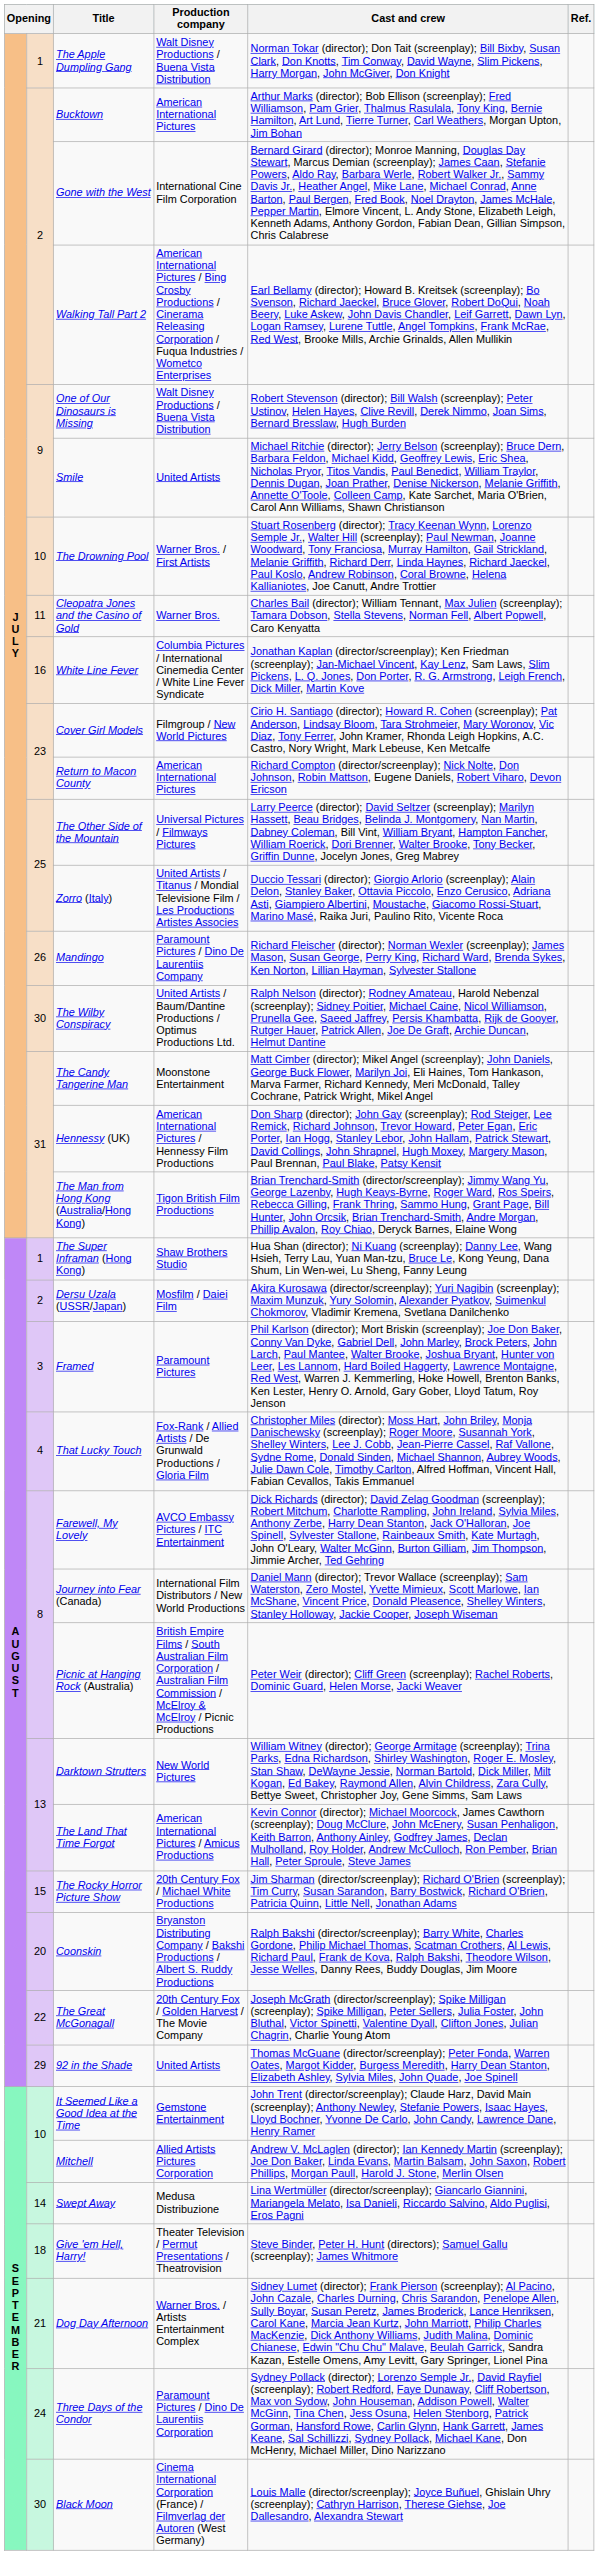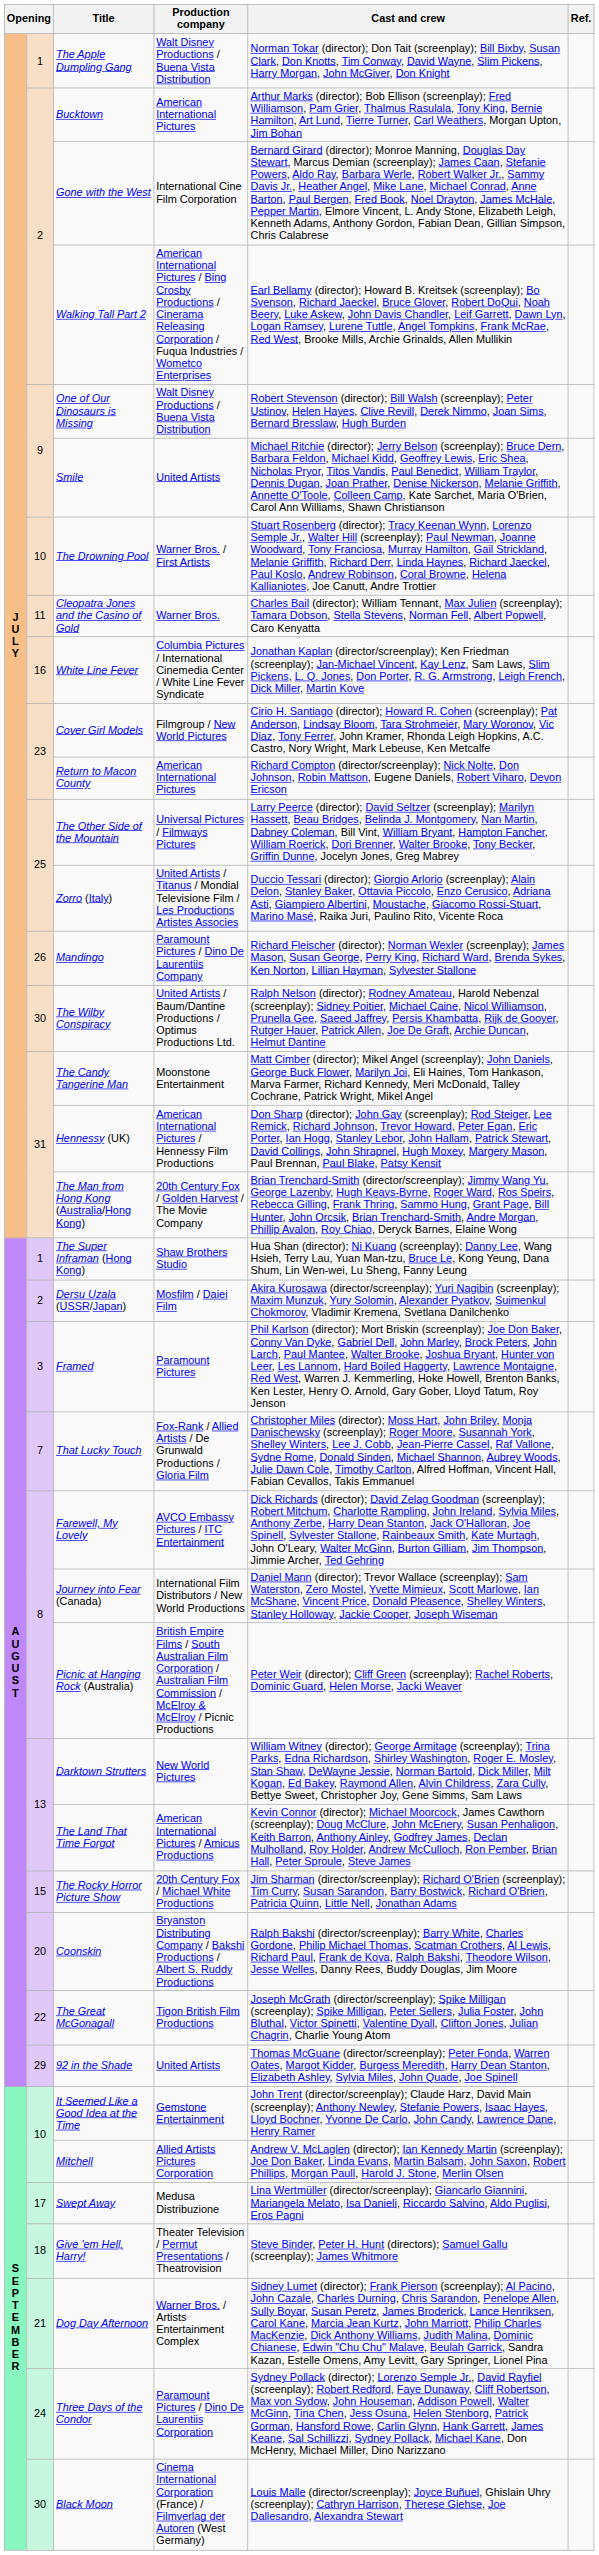(198, 1204) Tigon British Film Productions -> (200, 1204) 20th Century Fox / Golden Harvest / The Movie Company
(40, 1451) 4 -> (40, 1451) 7
(200, 2017) 20th Century Fox / Golden Harvest / The Movie Company -> (198, 2017) Tigon British Film Productions
(40, 2203) 14 -> (40, 2203) 17
